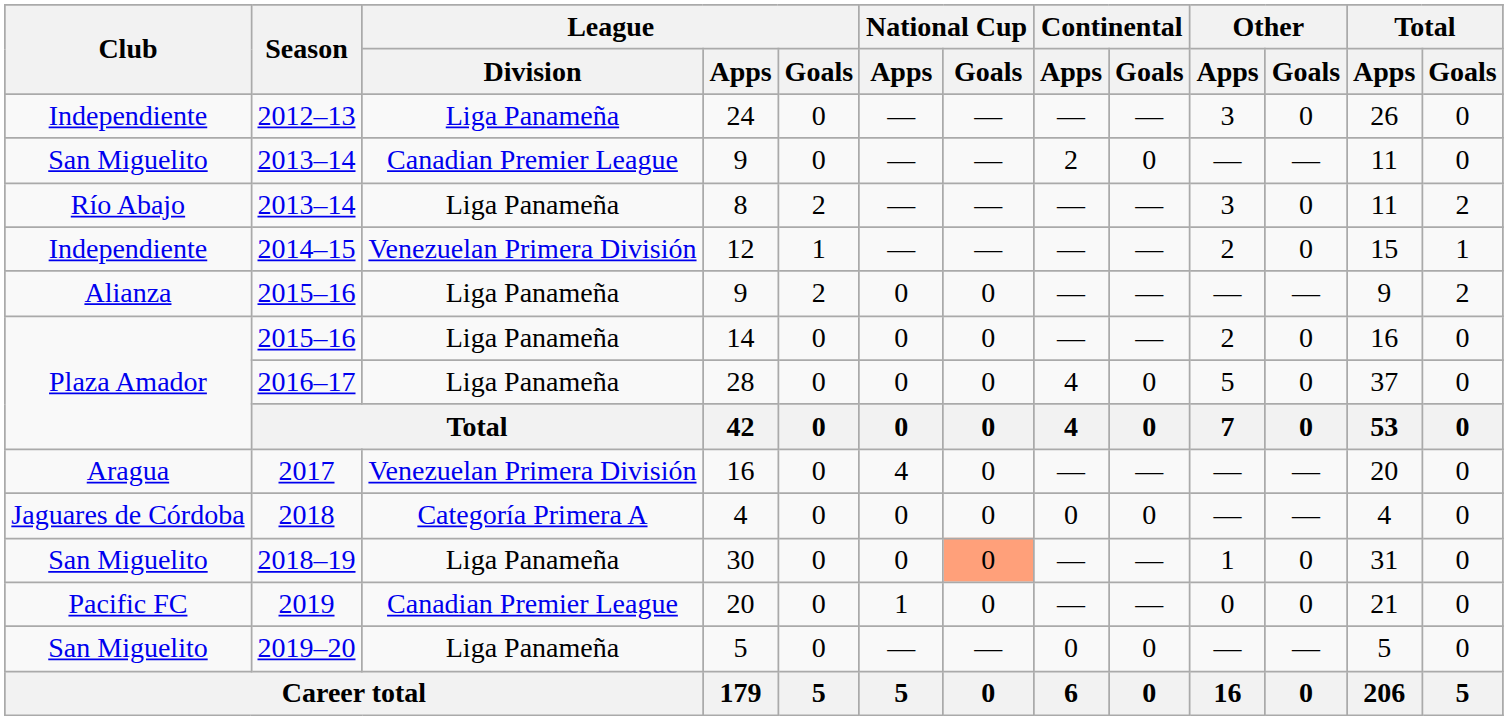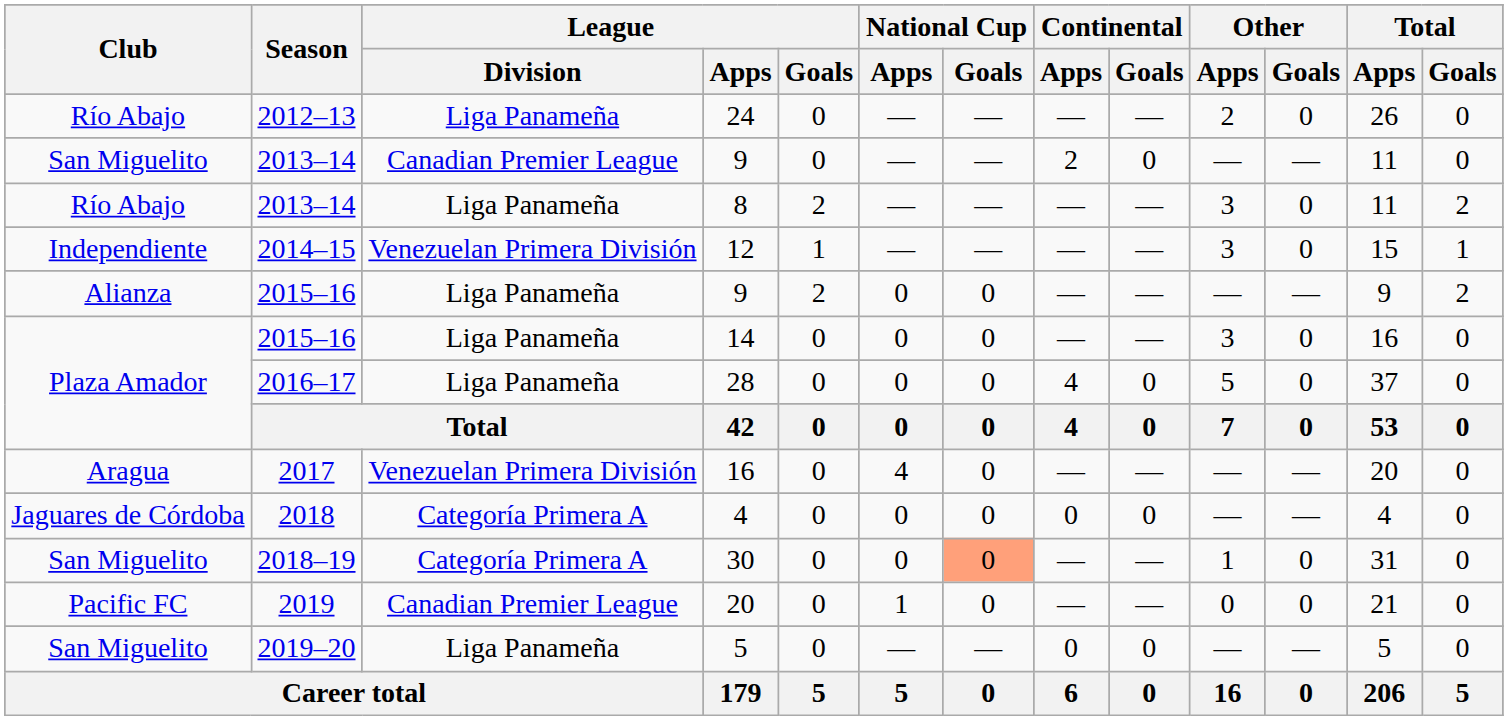(128, 115) Independiente -> (128, 115) Río Abajo
(1228, 115) 3 -> (1228, 115) 2
(1228, 248) 2 -> (1228, 248) 3
(1228, 337) 2 -> (1228, 337) 3
(532, 559) Liga Panameña -> (532, 559) Categoría Primera A
